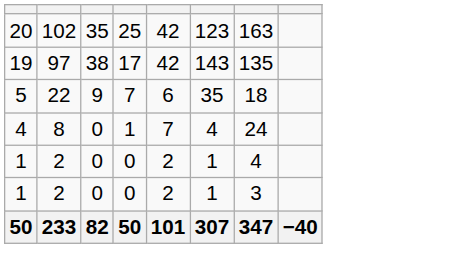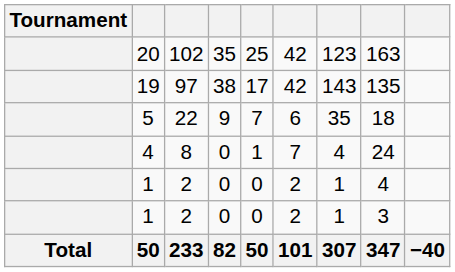+ column: (68, 20)
